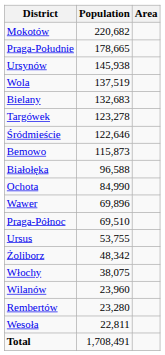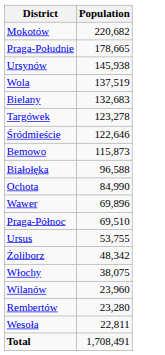- column: (146, 14)
